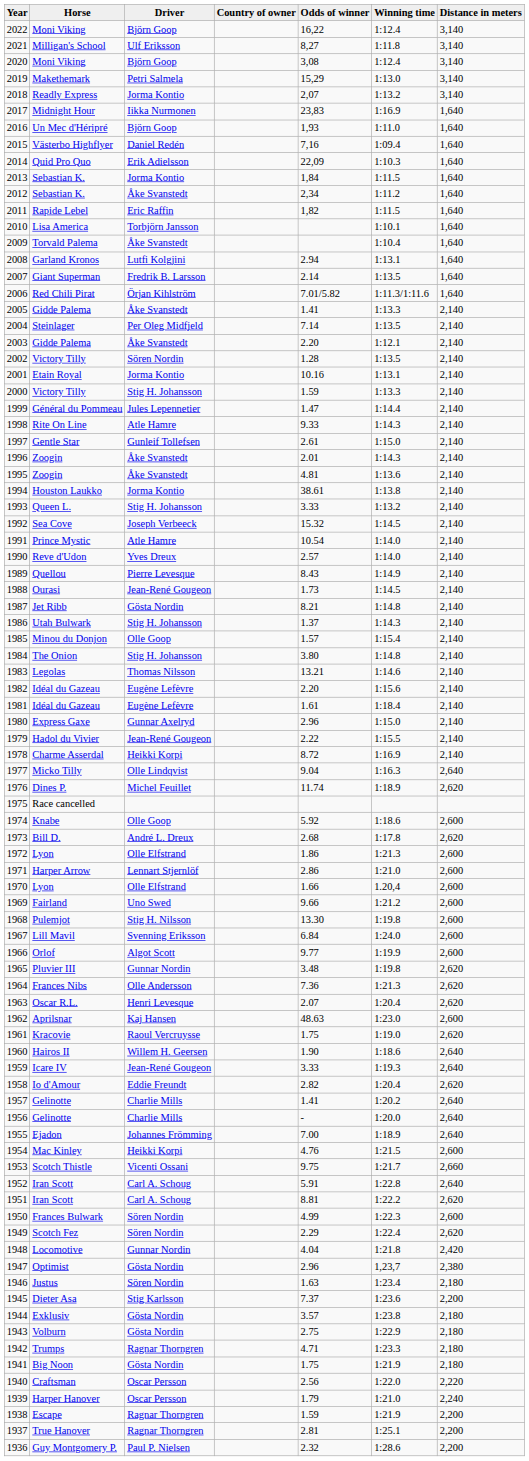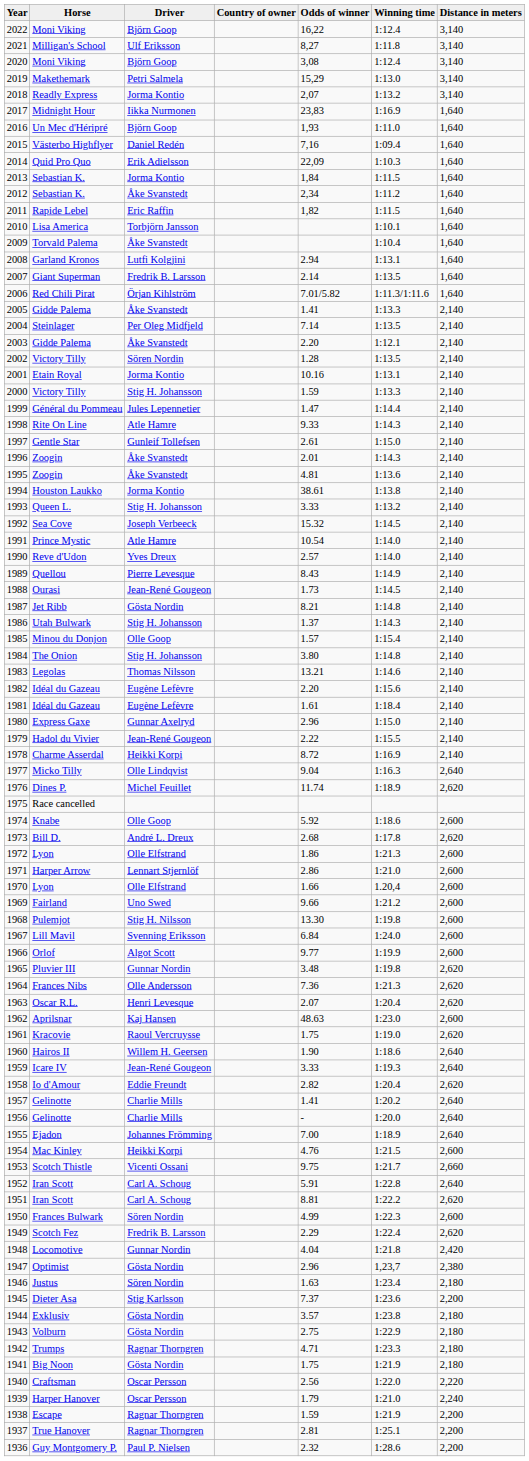(155, 1233) Sören Nordin -> (166, 1233) Fredrik B. Larsson
